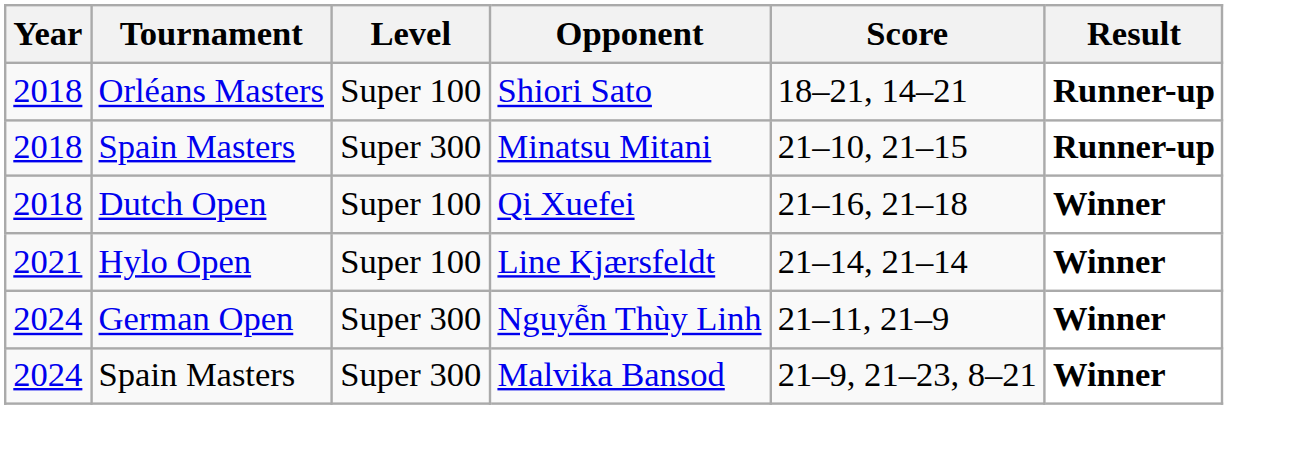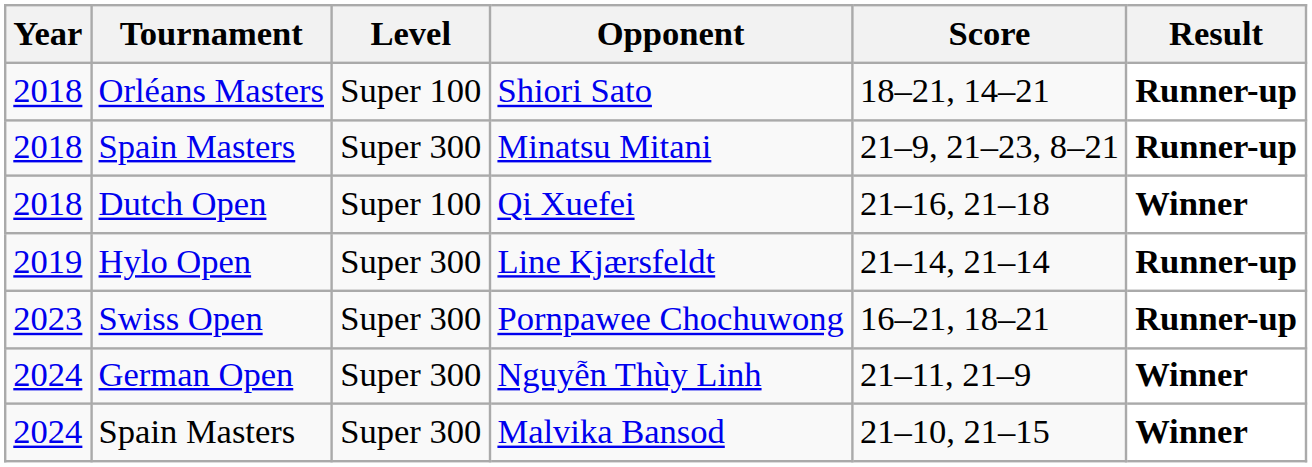(873, 147) 21–10, 21–15 -> (989, 147) 21–9, 21–23, 8–21
(48, 261) 2021 -> (48, 261) 2019
(411, 261) Super 100 -> (411, 261) Super 300
(1109, 261) Winner -> (1216, 261) Runner-up
+ row: (671, 318)
(907, 375) 21–9, 21–23, 8–21 -> (955, 432) 21–10, 21–15
